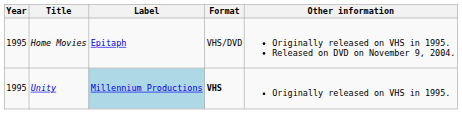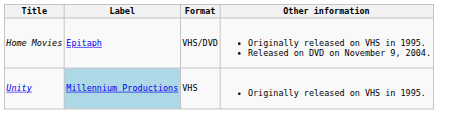- column: (17, 11)
(214, 88) bold -> (190, 88) normal
